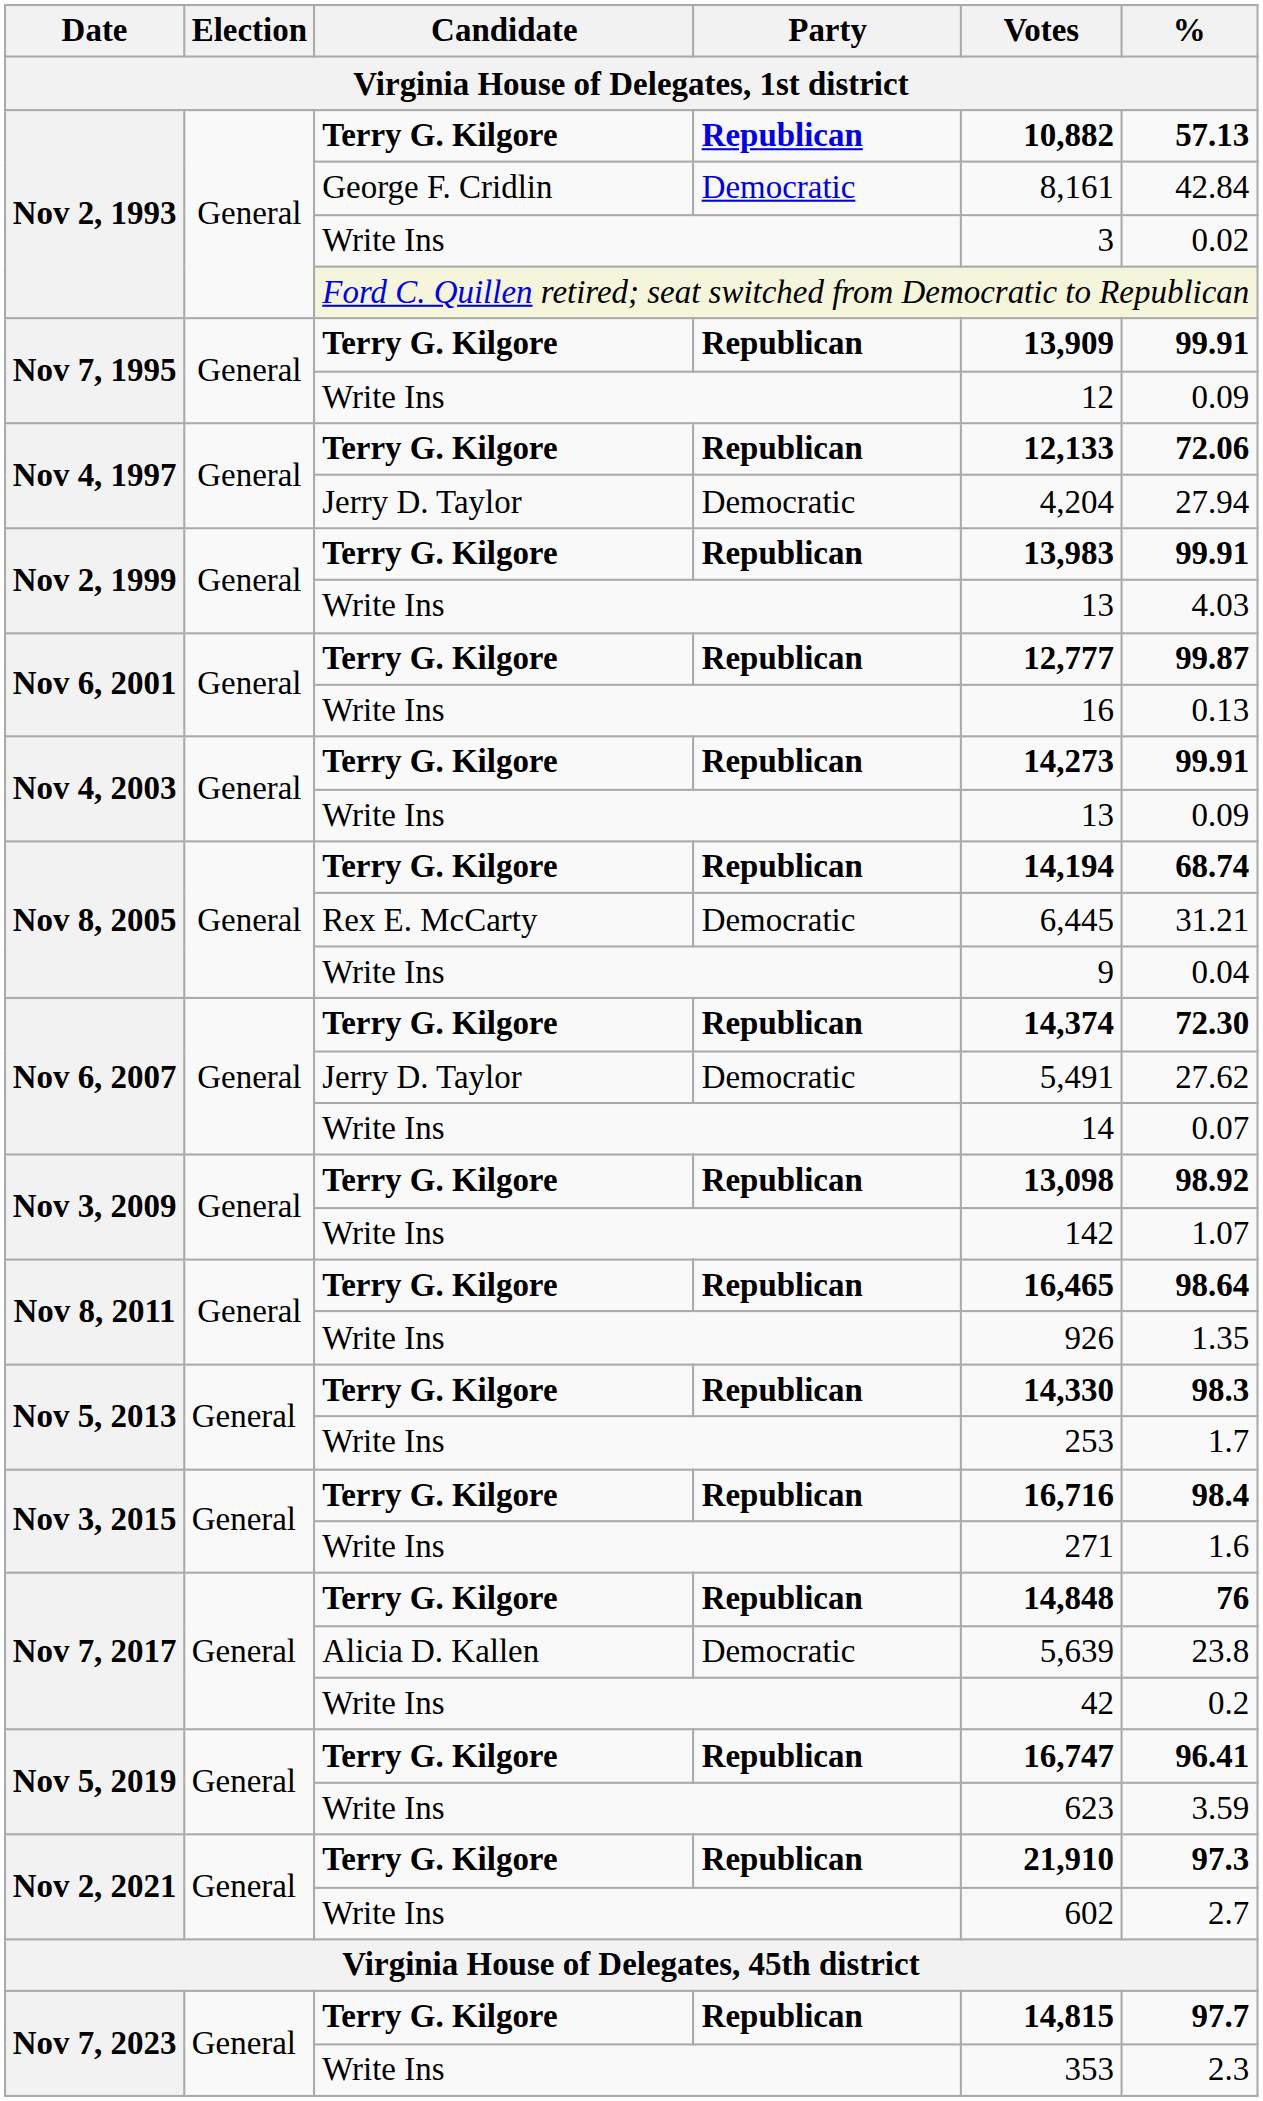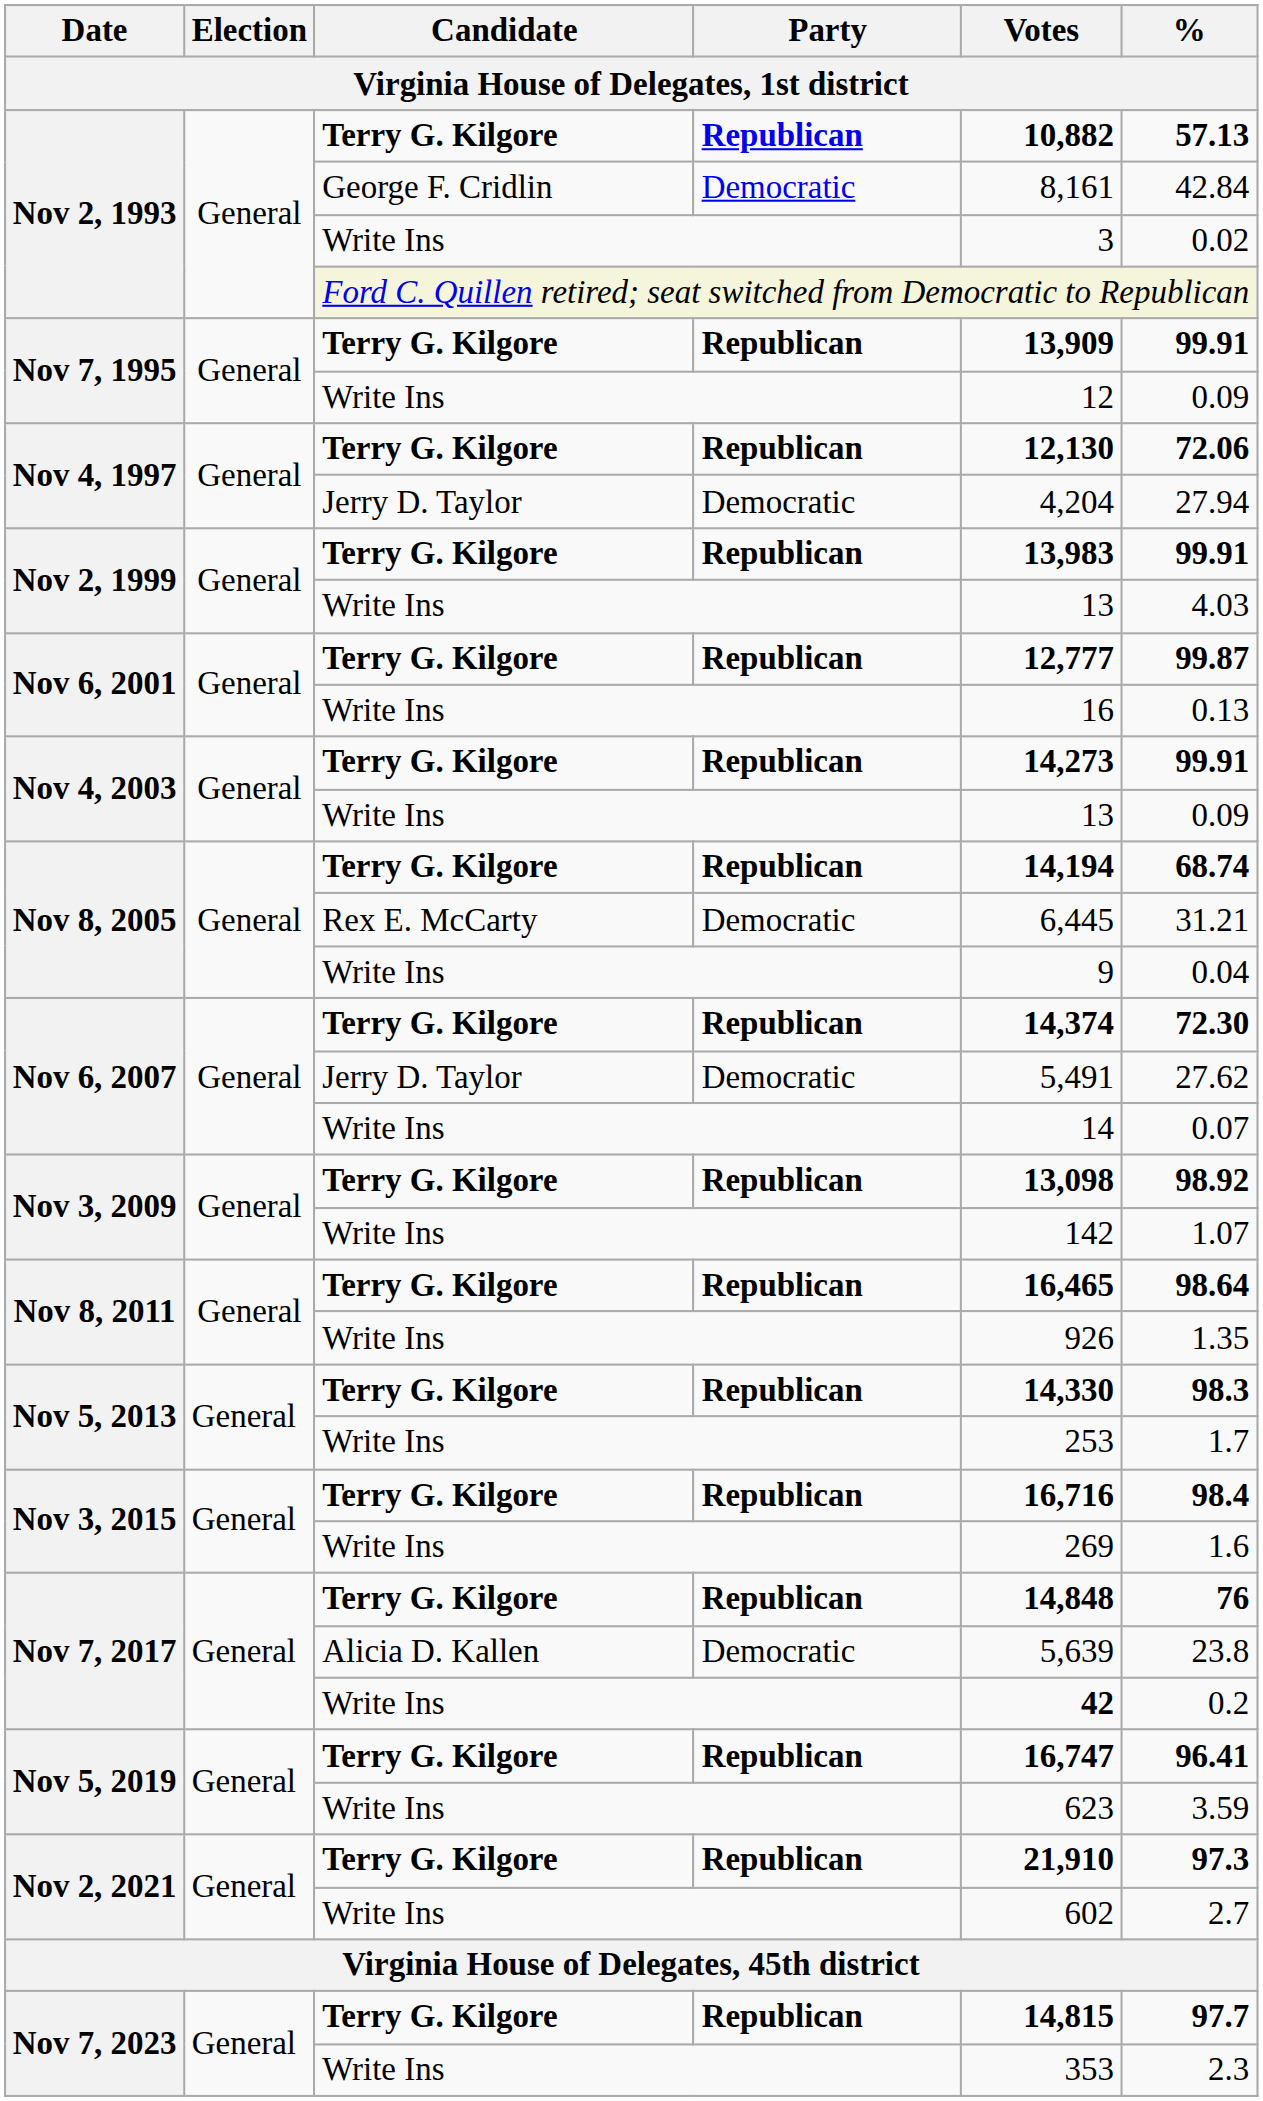(1069, 448) 12,133 -> (1069, 448) 12,130
(1089, 1546) 271 -> (1089, 1546) 269
(1097, 1703) normal -> (1097, 1703) bold
